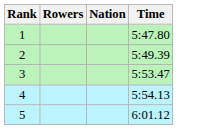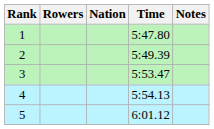+ column: (191, 14)
